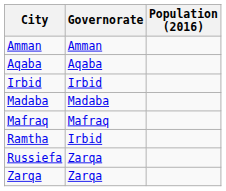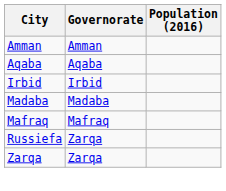- row: (28, 139)
